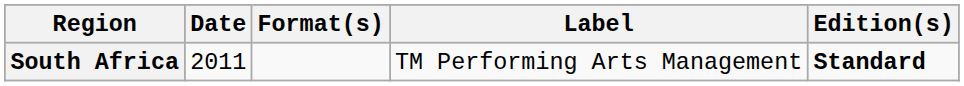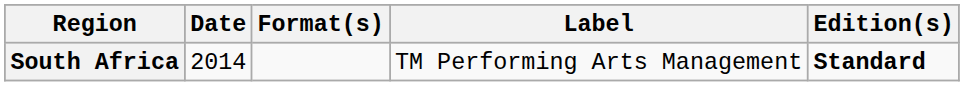(218, 62) 2011 -> (218, 62) 2014
